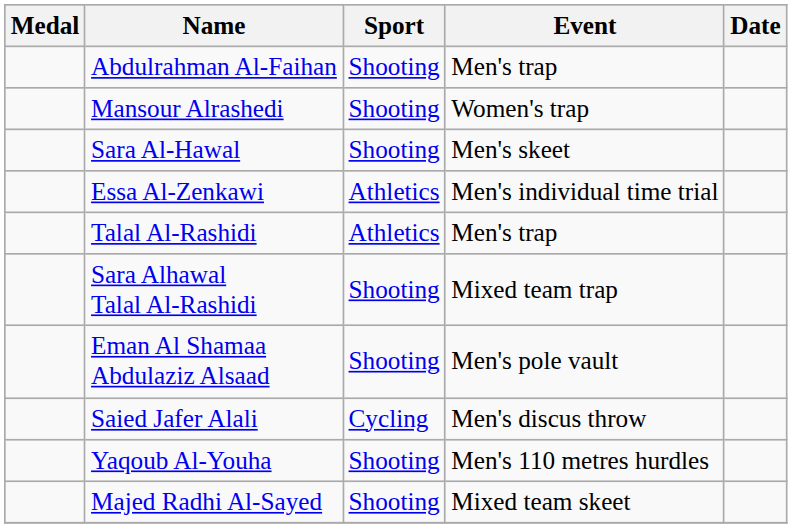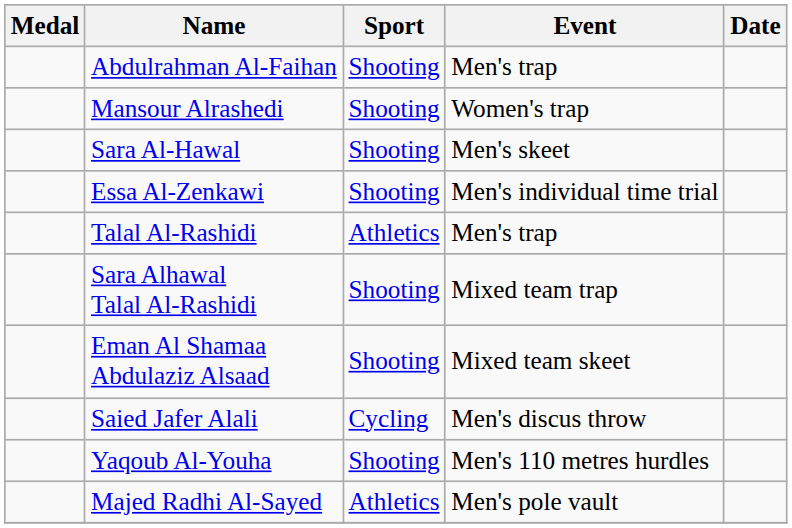(394, 191) Athletics -> (394, 191) Shooting
(535, 361) Men's pole vault -> (541, 361) Mixed team skeet
(394, 501) Shooting -> (394, 501) Athletics
(541, 501) Mixed team skeet -> (535, 501) Men's pole vault
